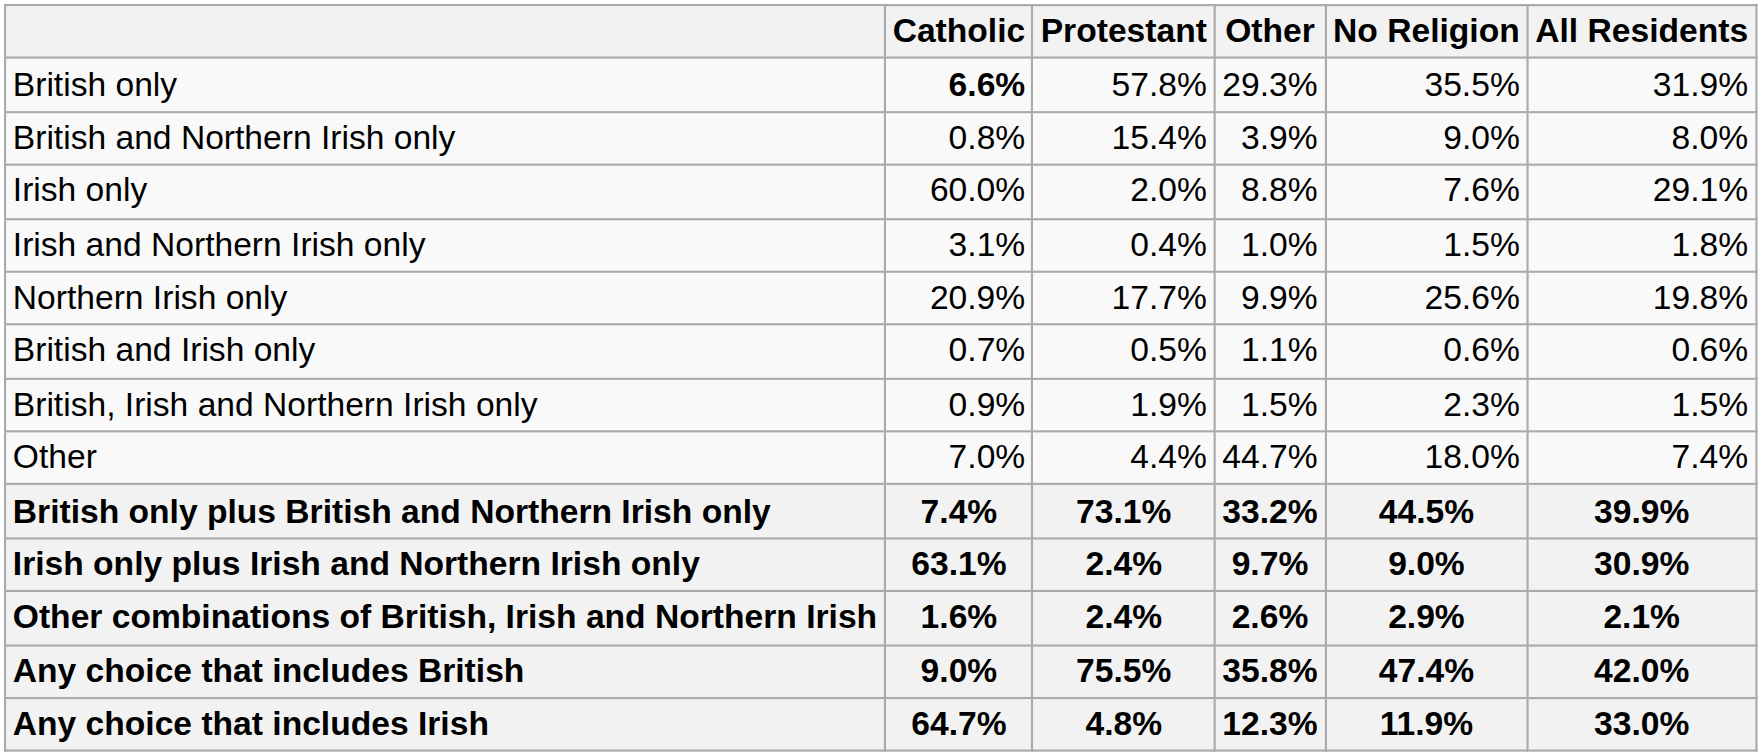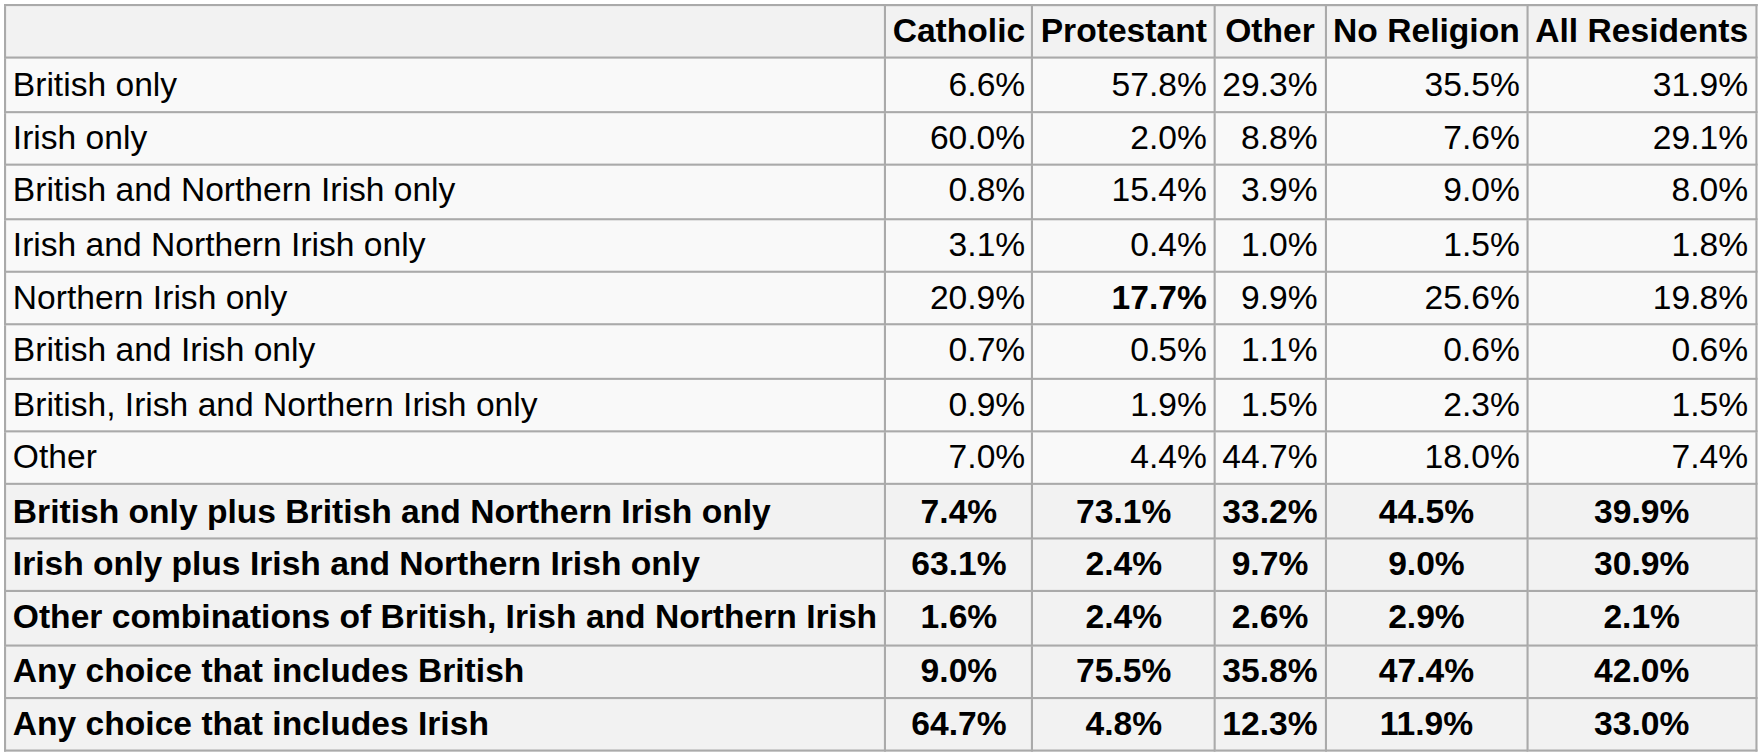(987, 84) bold -> (987, 84) normal
rows swapped: (234, 137) <-> (80, 191)
(1159, 297) normal -> (1159, 297) bold
